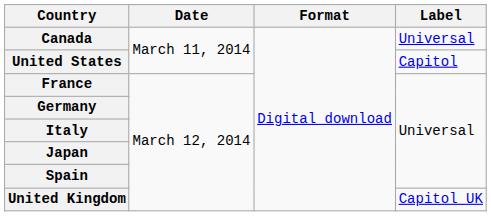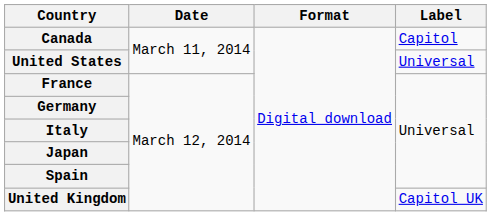(437, 39) Universal -> (428, 39) Capitol
(428, 62) Capitol -> (437, 62) Universal
